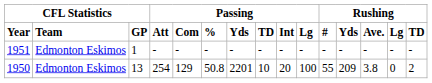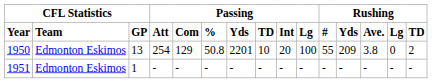rows swapped: (19, 68) <-> (19, 50)
